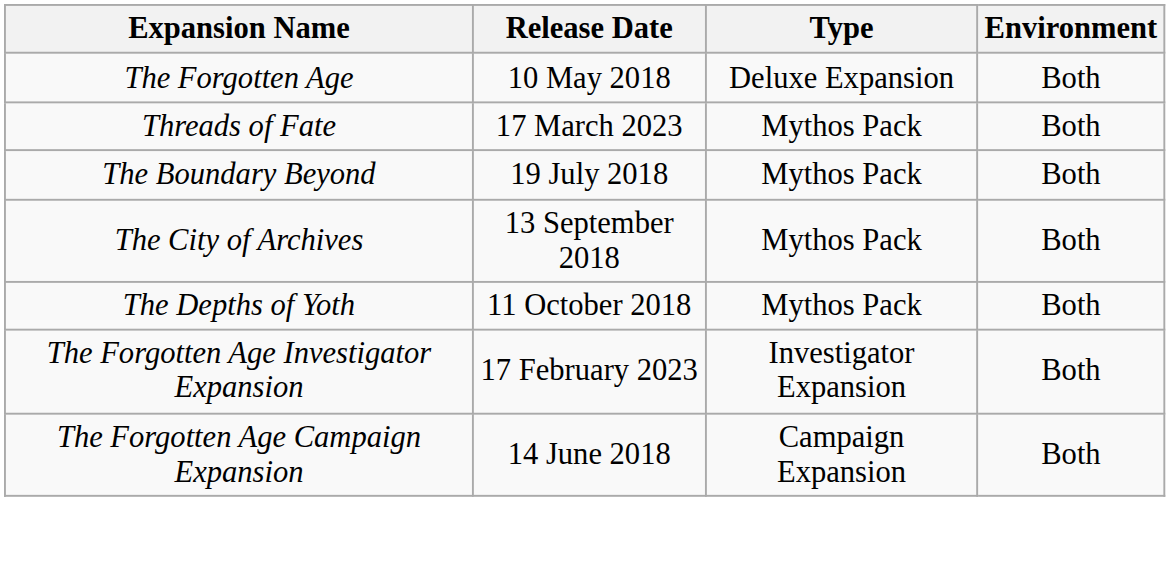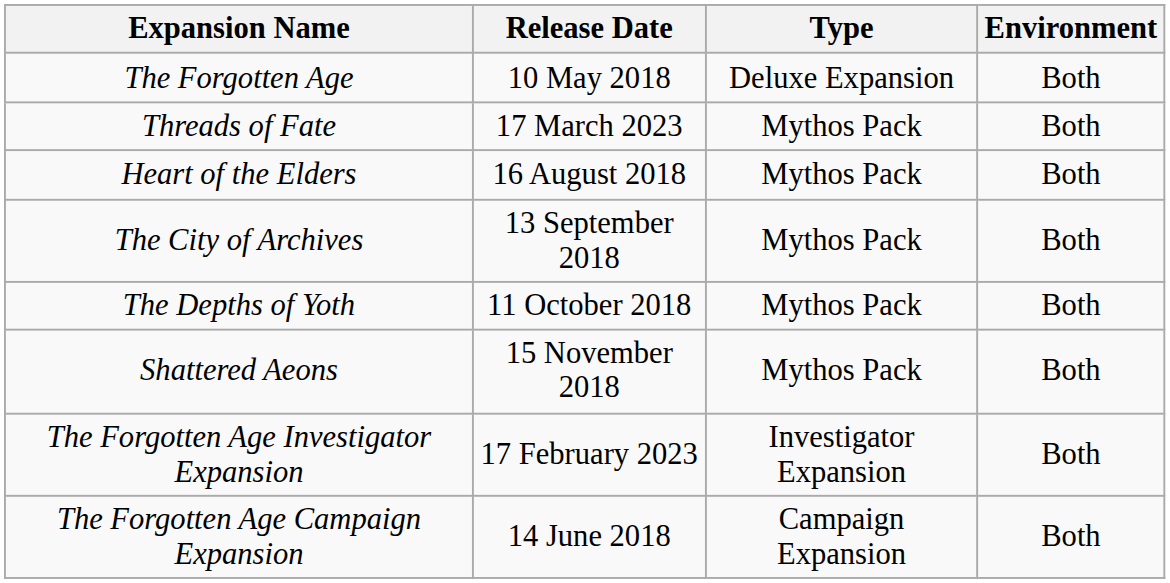- row: (239, 174)
+ row: (239, 174)
+ row: (239, 371)
